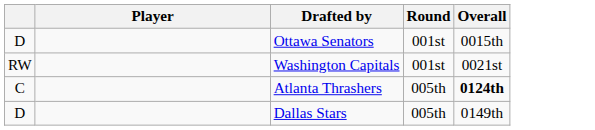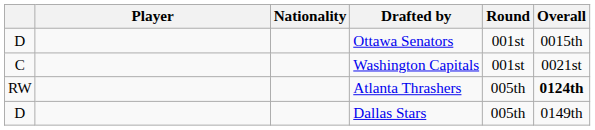+ column: (310, 16)
(20, 64) RW -> (20, 64) C
(20, 88) C -> (20, 88) RW
